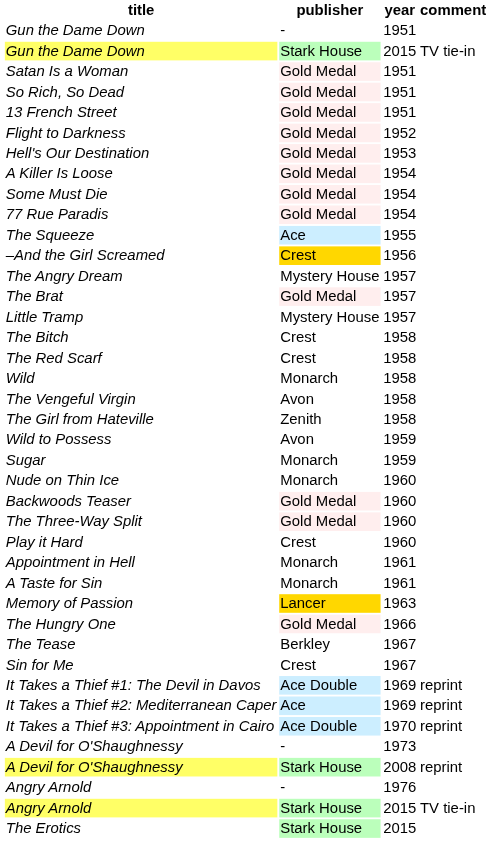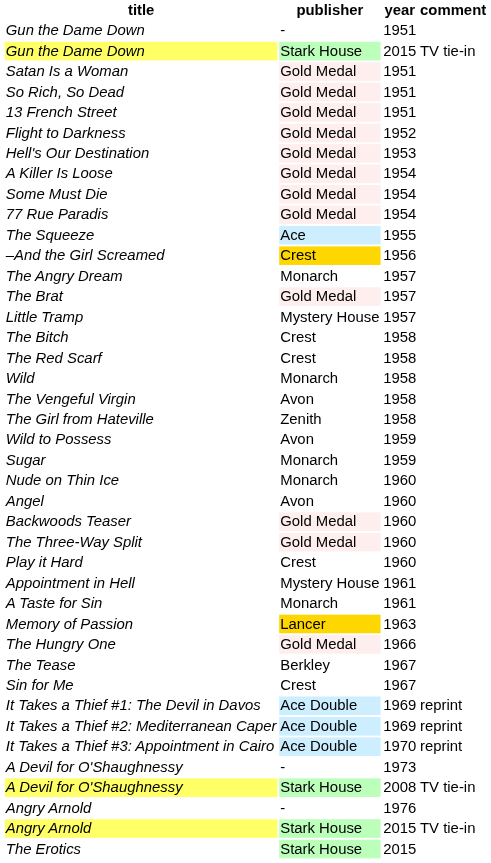(330, 276) Mystery House -> (309, 276) Monarch
+ row: (25, 501)
(309, 562) Monarch -> (330, 583) Mystery House
(293, 705) Ace -> (319, 726) Ace Double
(441, 767) reprint -> (448, 787) TV tie-in
